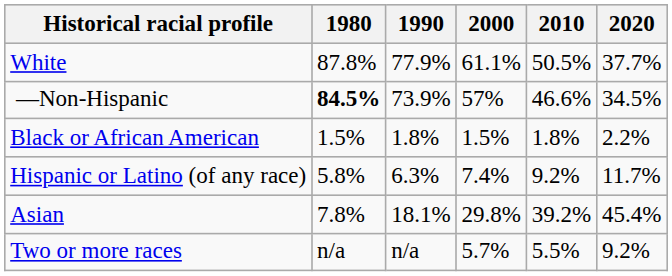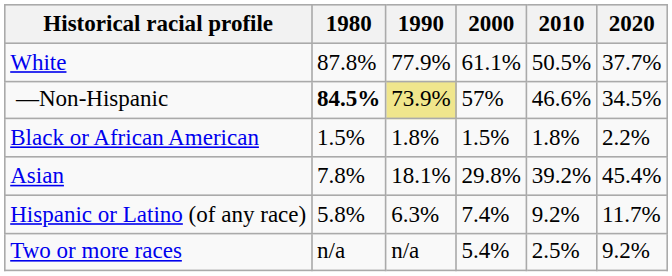(421, 99) no background -> (421, 99) khaki background
rows swapped: (158, 175) <-> (37, 213)
(485, 251) 5.7% -> (485, 251) 5.4%
(556, 251) 5.5% -> (556, 251) 2.5%
